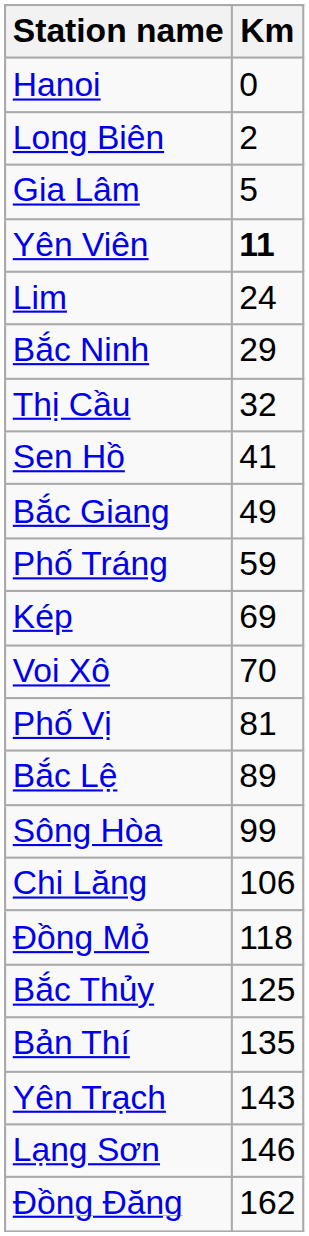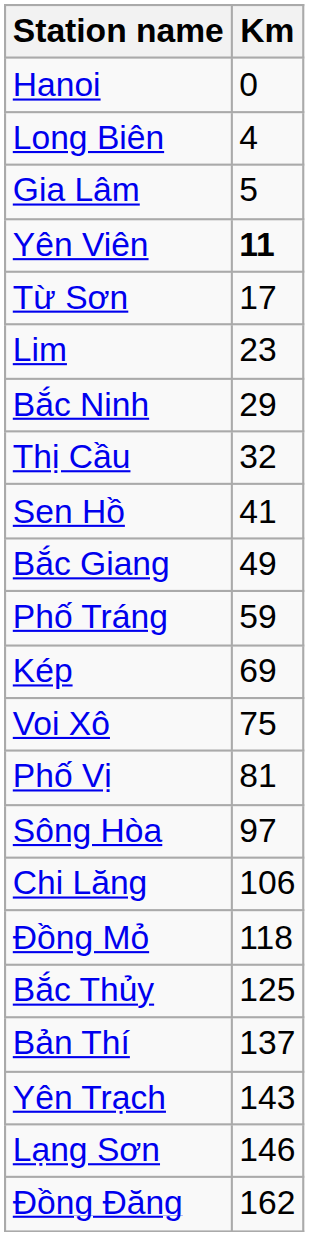(249, 137) 2 -> (249, 137) 4
+ row: (71, 297)
(258, 297) 24 -> (258, 350) 23
(258, 670) 70 -> (258, 723) 75
- row: (65, 777)
(258, 830) 99 -> (258, 830) 97
(267, 1043) 135 -> (267, 1043) 137
